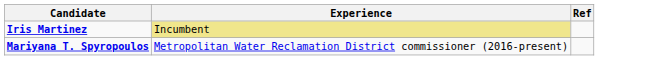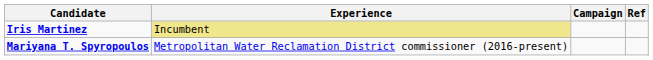+ column: (598, 13)
